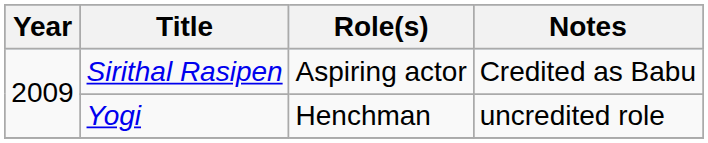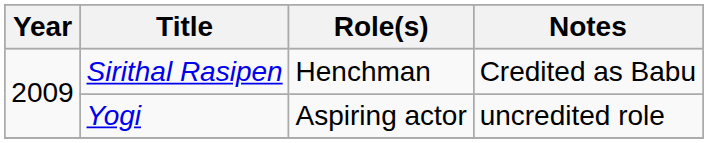(381, 71) Aspiring actor -> (363, 71) Henchman
(363, 115) Henchman -> (381, 115) Aspiring actor
